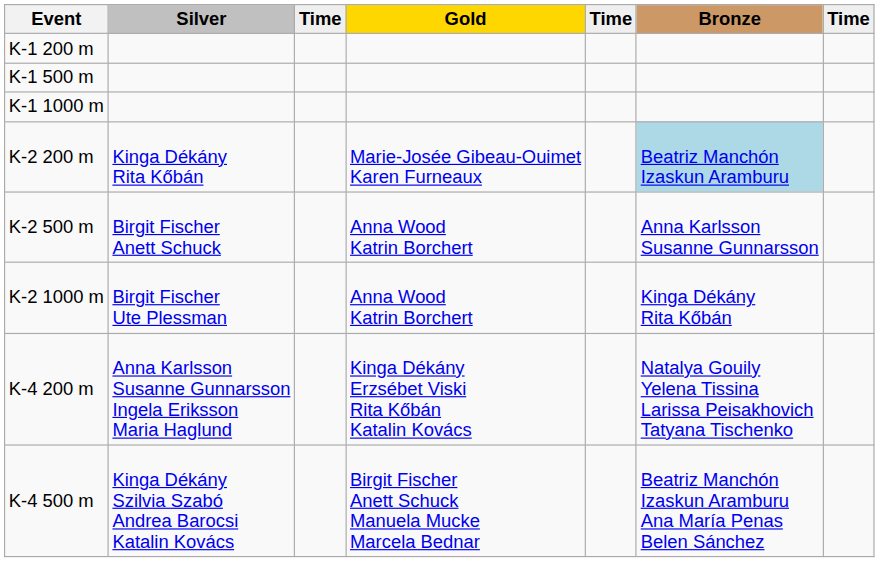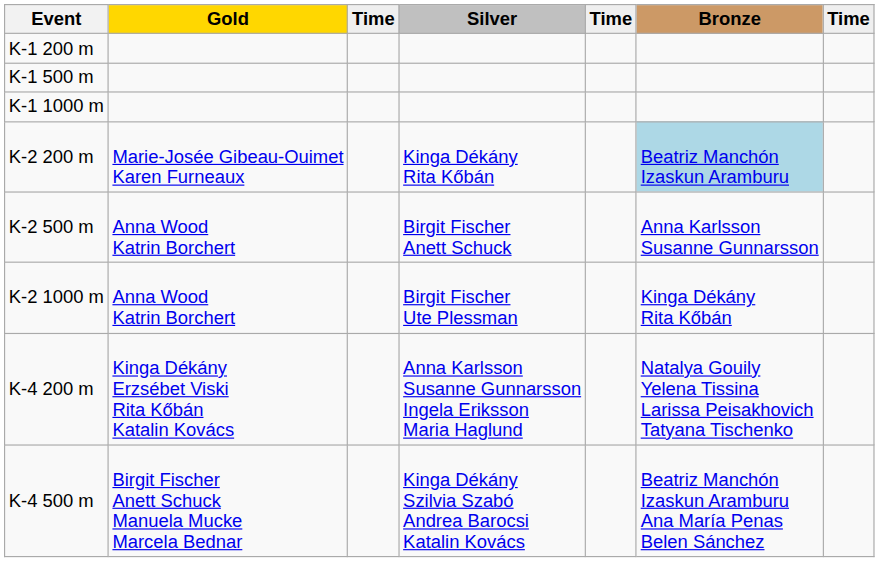columns swapped: (466, 19) <-> (201, 19)
